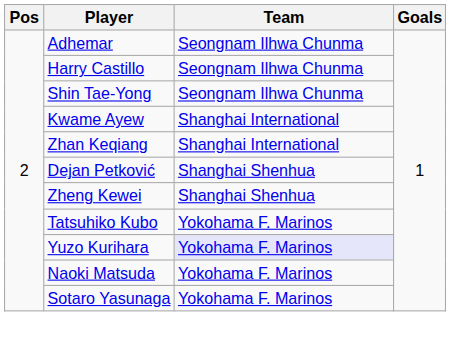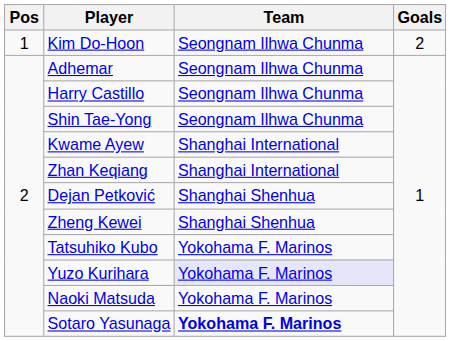+ row: (96, 43)
(255, 298) normal -> (260, 324) bold
